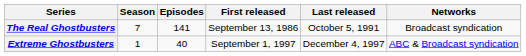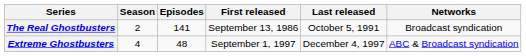(137, 28) 7 -> (137, 28) 2
(137, 43) 1 -> (137, 43) 4
(182, 43) 40 -> (182, 43) 48
